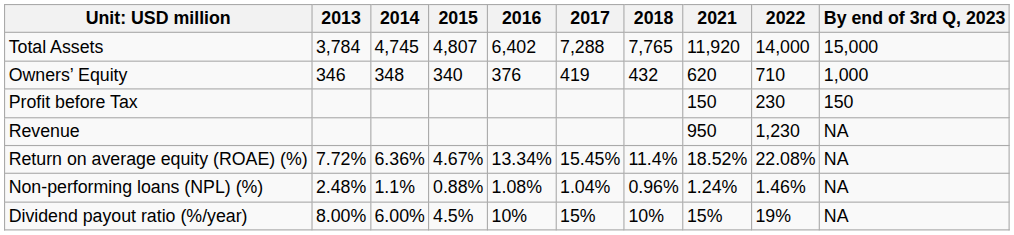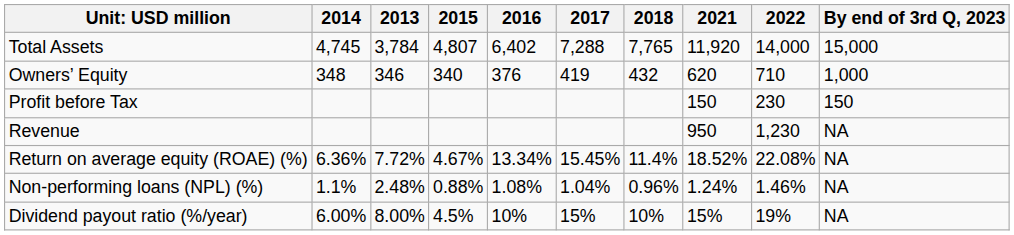columns swapped: (341, 18) <-> (400, 18)
